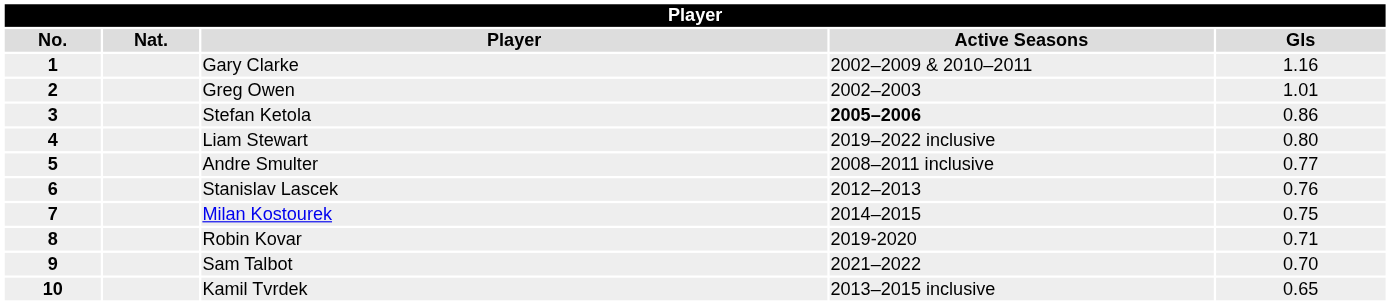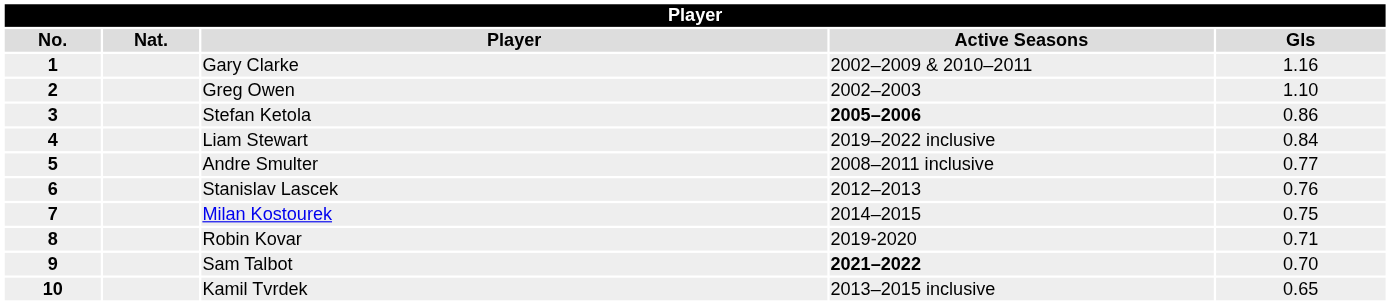(1301, 90) 1.01 -> (1301, 90) 1.10
(1301, 139) 0.80 -> (1301, 139) 0.84
(876, 264) normal -> (876, 264) bold
